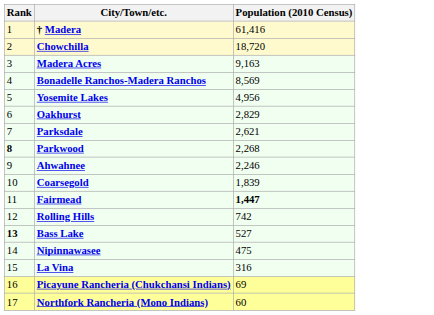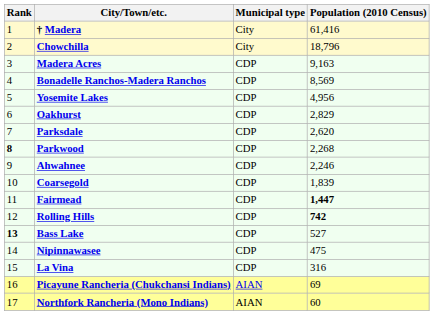+ column: (270, 13)
(250, 47) 18,720 -> (325, 47) 18,796
(248, 132) 2,621 -> (322, 132) 2,620
(244, 217) normal -> (318, 217) bold
